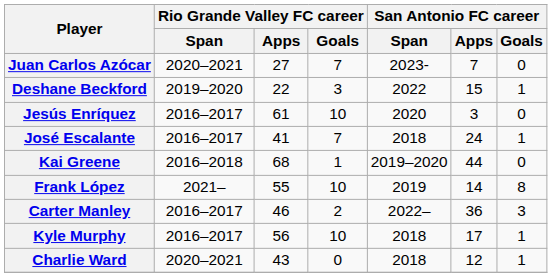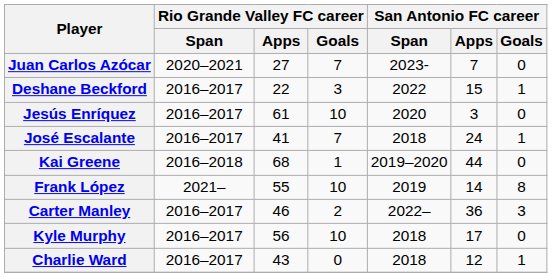(204, 89) 2019–2020 -> (204, 89) 2016–2017
(522, 235) 1 -> (522, 235) 0
(204, 260) 2020–2021 -> (204, 260) 2016–2017
